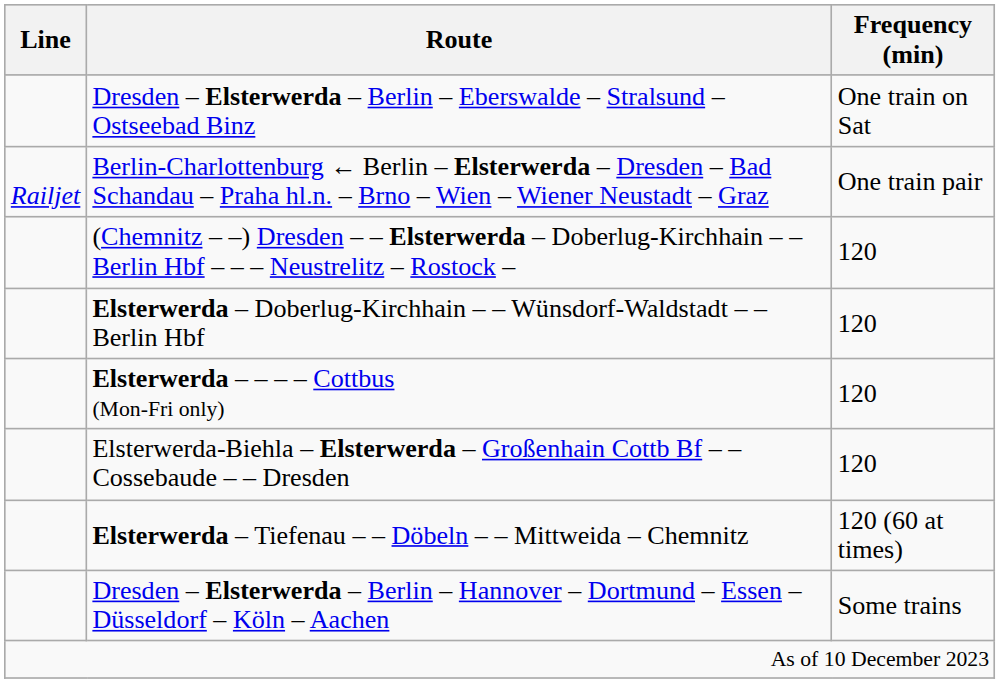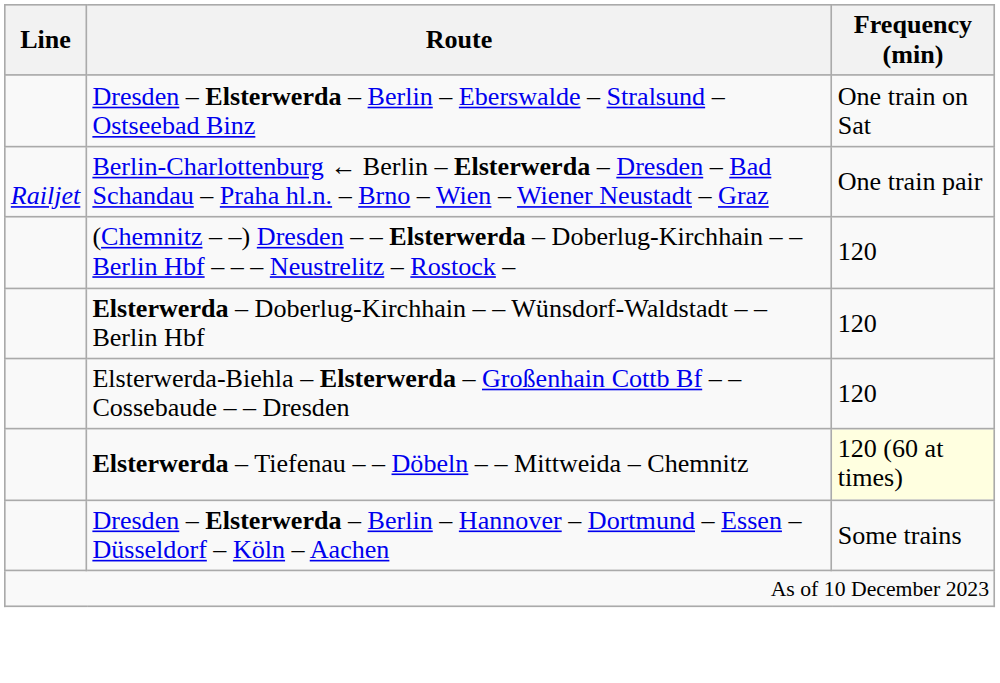- row: (243, 393)
(891, 534) no background -> (891, 464) lightyellow background
